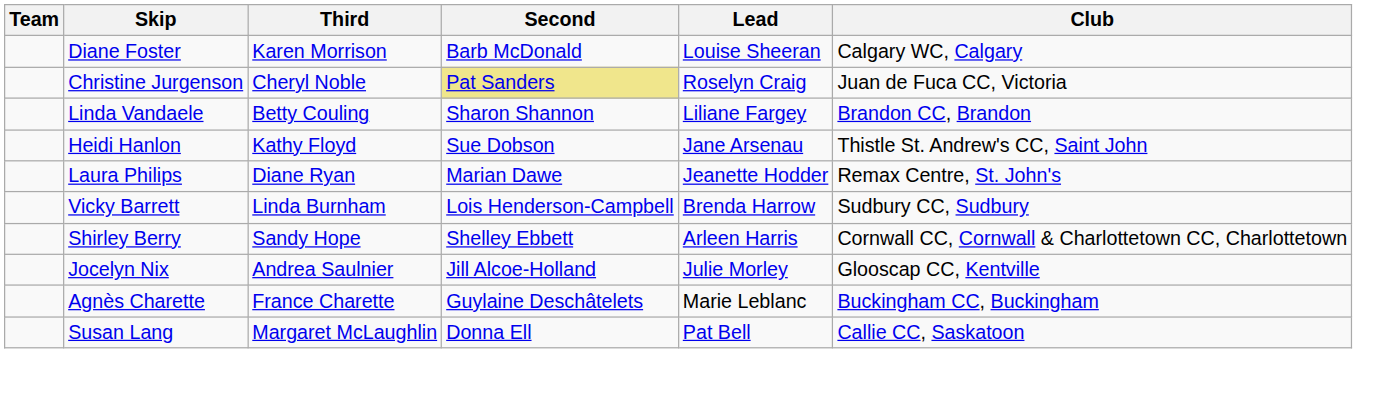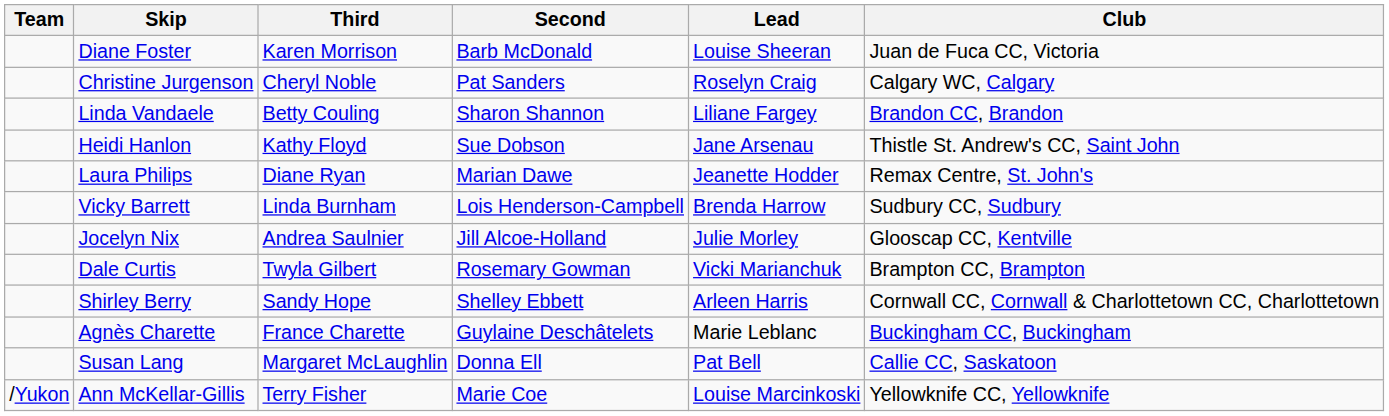(930, 51) Calgary WC, Calgary -> (984, 51) Juan de Fuca CC, Victoria
(500, 82) khaki background -> (511, 82) no background
(952, 82) Juan de Fuca CC, Victoria -> (962, 82) Calgary WC, Calgary
rows swapped: (118, 269) <-> (124, 238)
+ row: (127, 269)
+ row: (162, 394)
